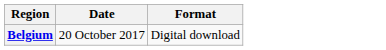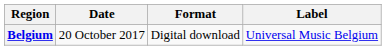+ column: (312, 14)
